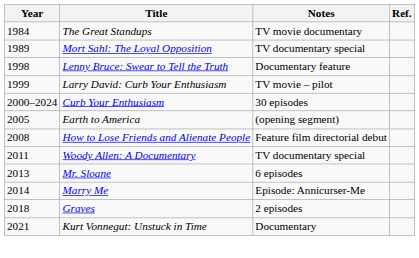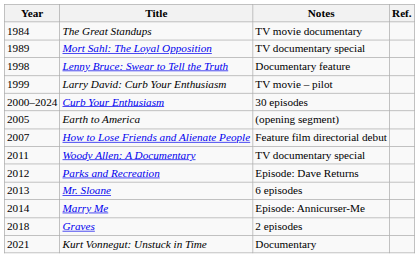(18, 137) 2008 -> (18, 137) 2007
+ row: (111, 173)
